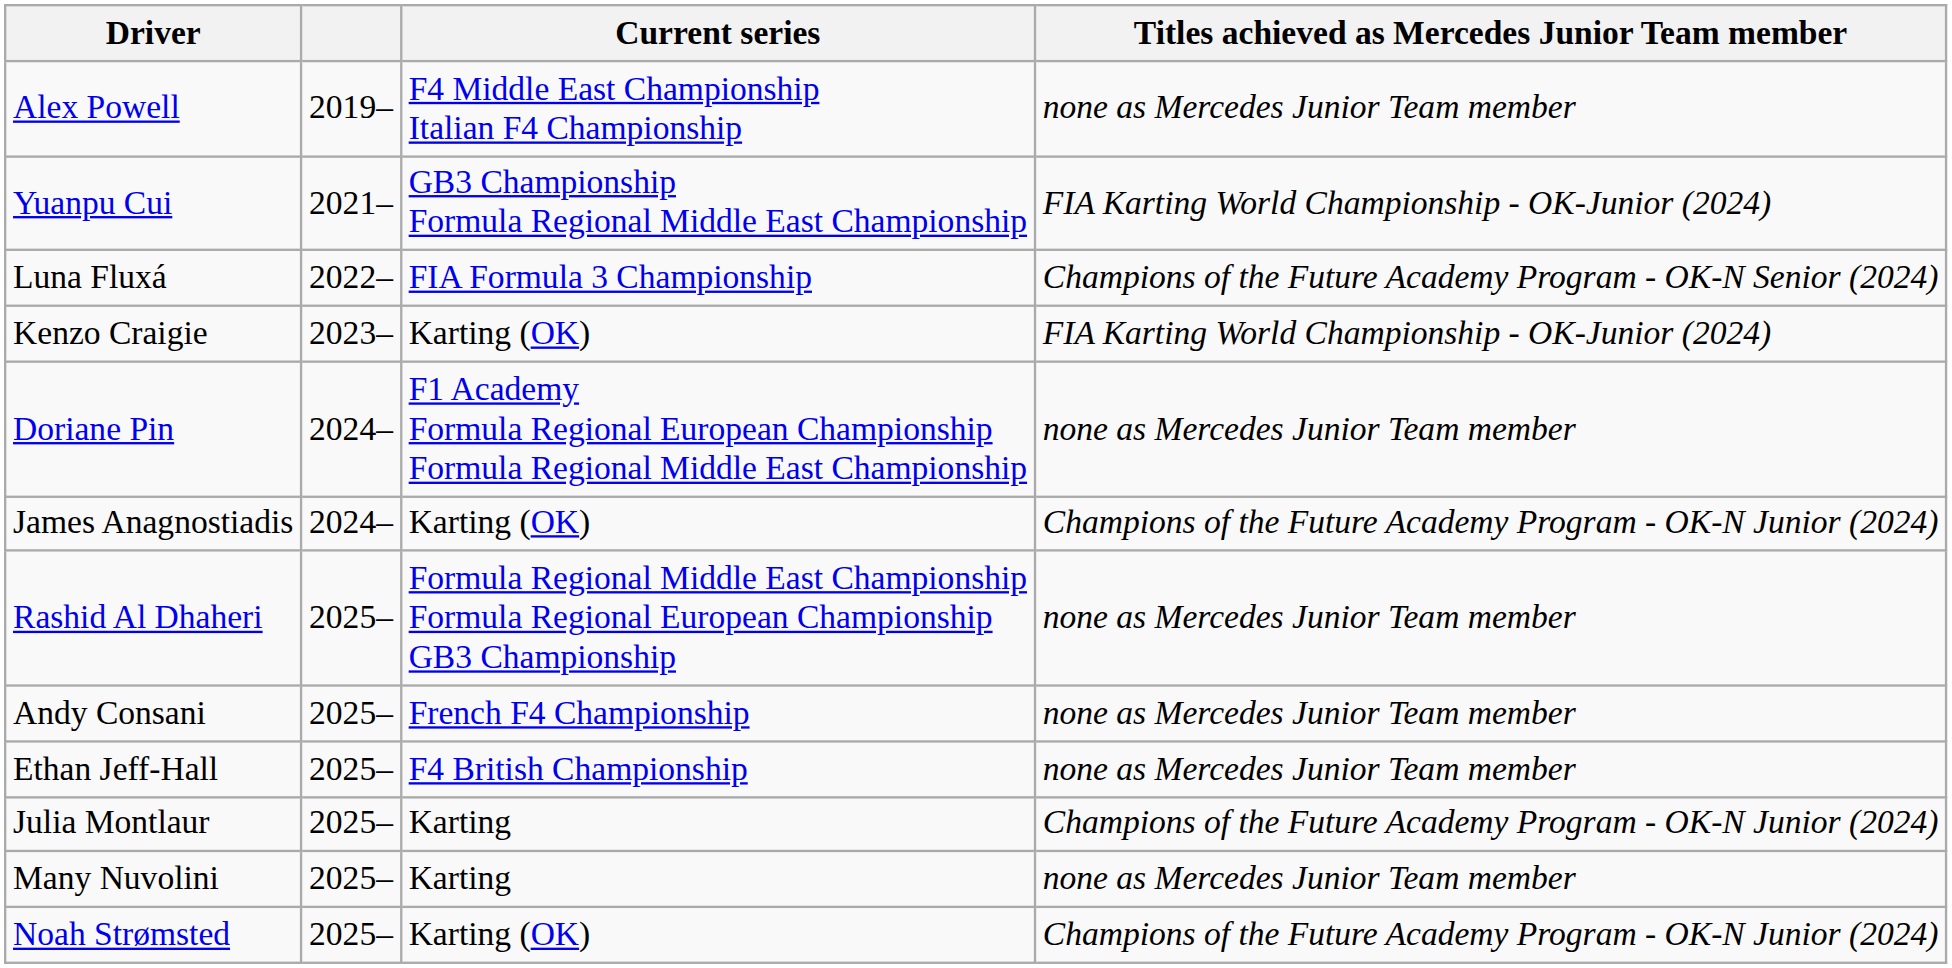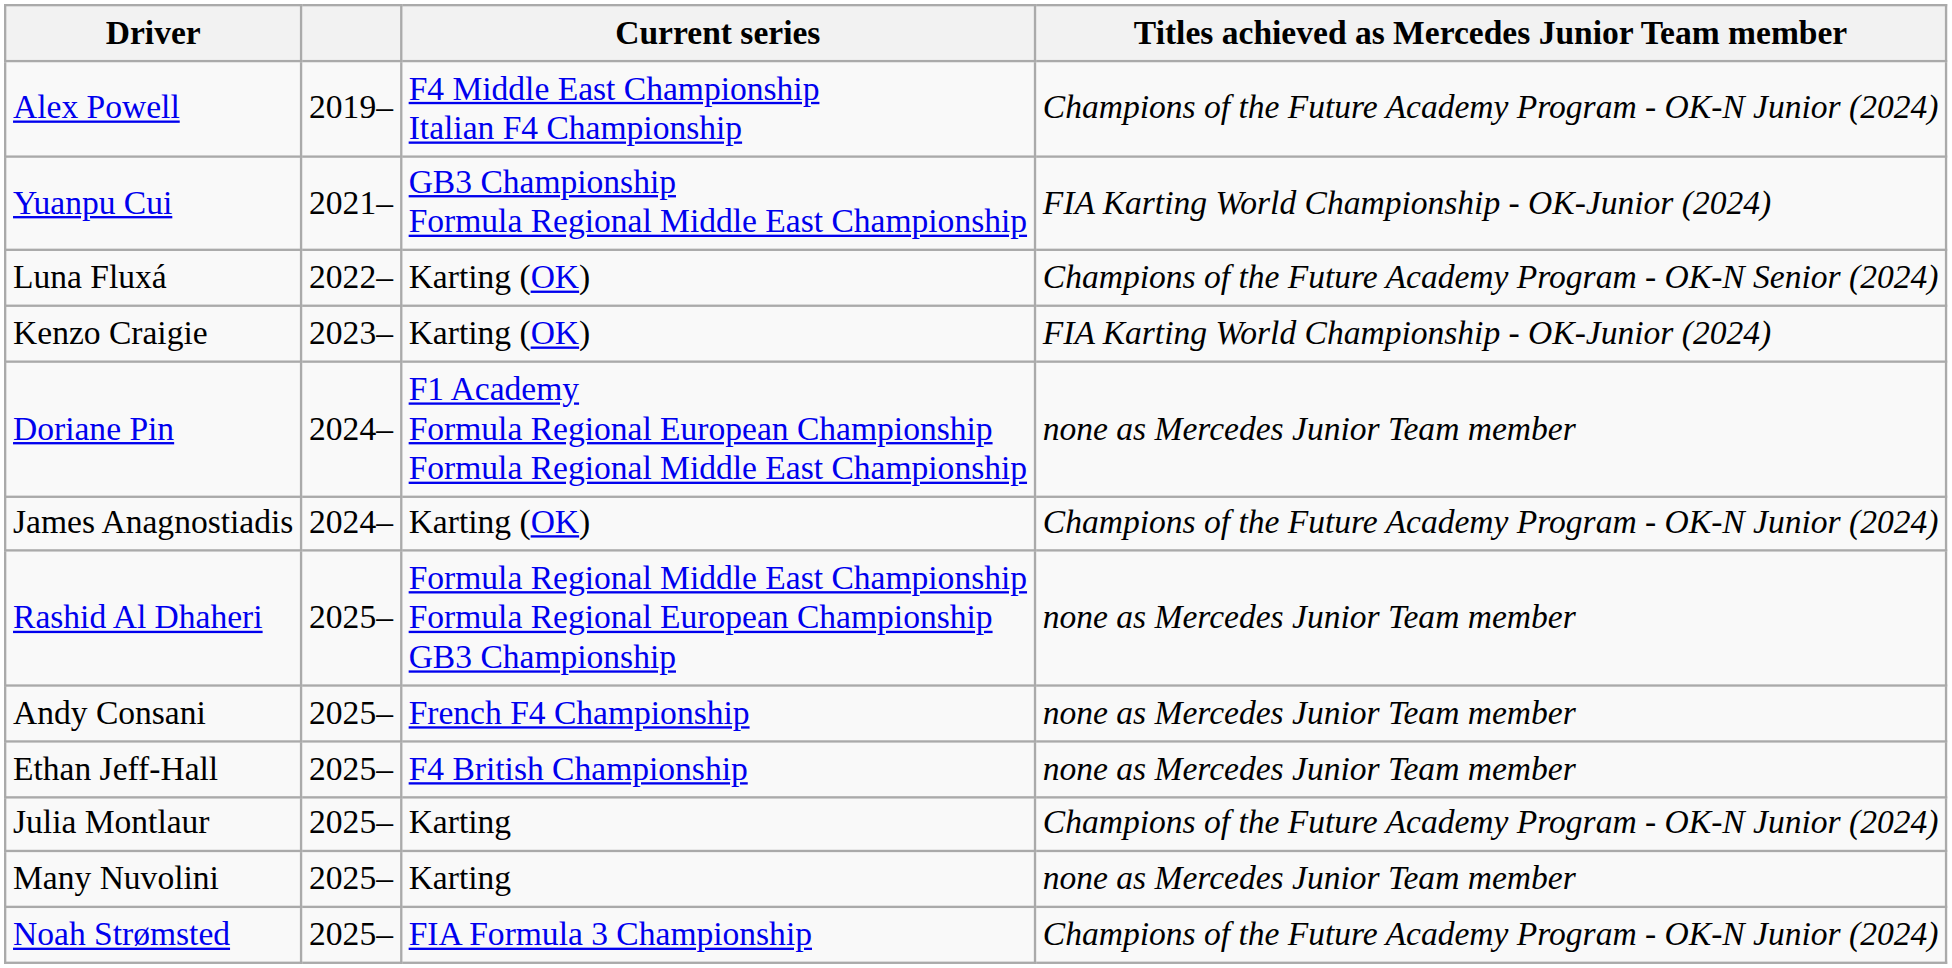(1309, 107) none as Mercedes Junior Team member -> (1491, 107) Champions of the Future Academy Program - OK-N Junior (2024)
(610, 277) FIA Formula 3 Championship -> (499, 277) Karting (OK)
(499, 934) Karting (OK) -> (610, 934) FIA Formula 3 Championship
